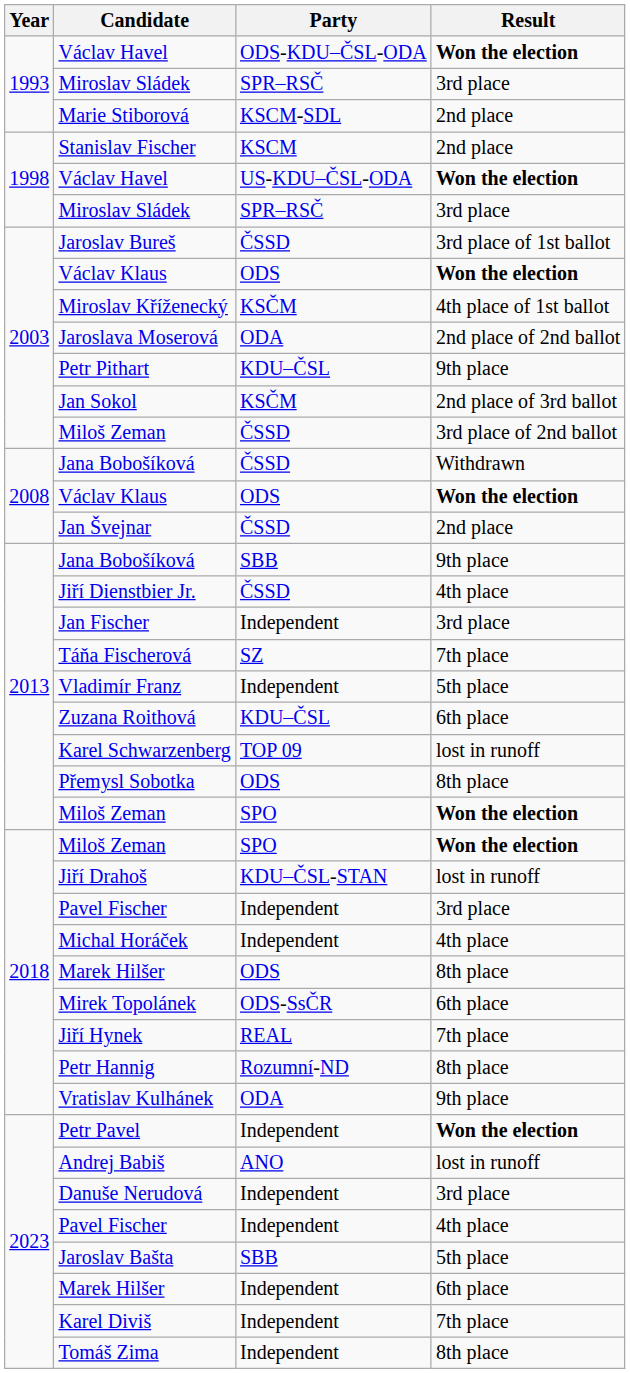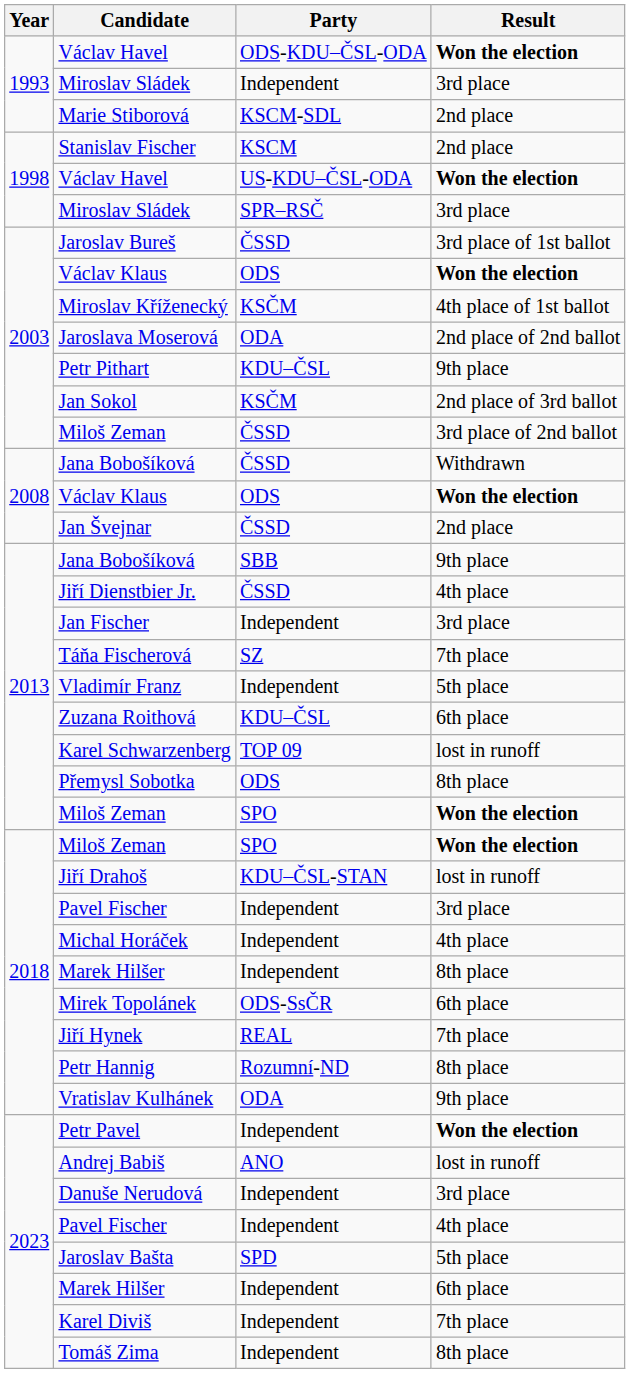(282, 83) SPR–RSČ -> (289, 83) Independent
(260, 971) ODS -> (289, 971) Independent
(259, 1257) SBB -> (258, 1257) SPD
